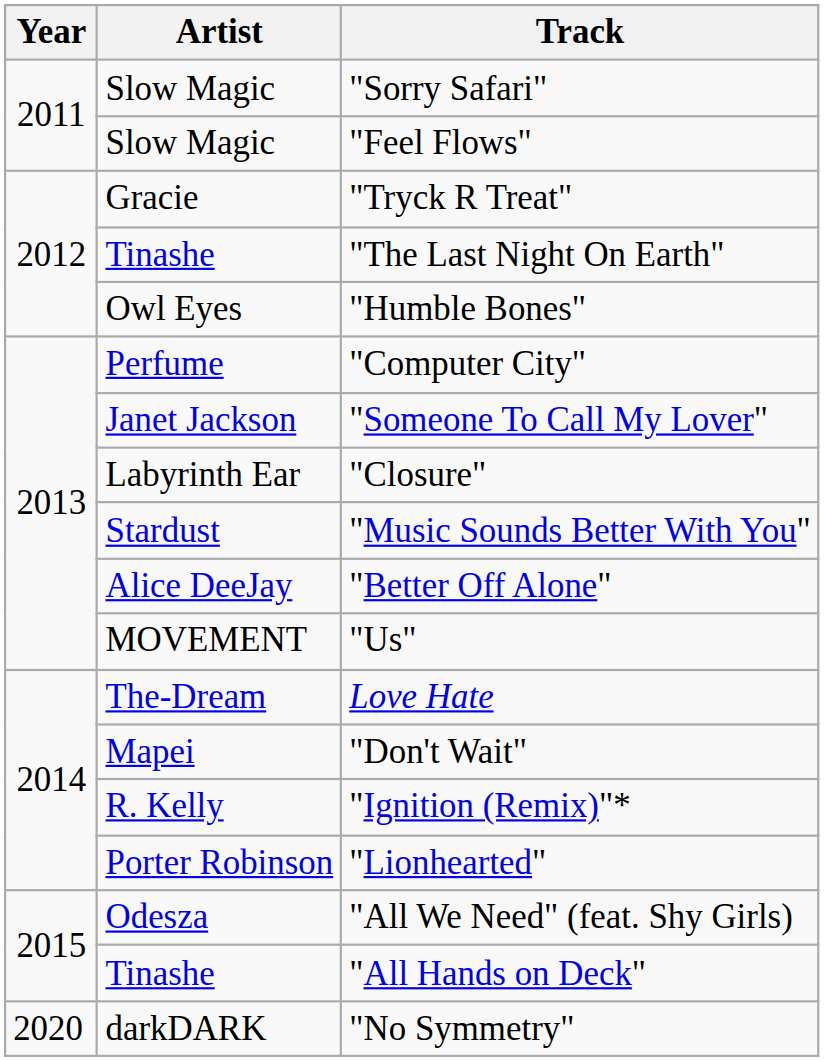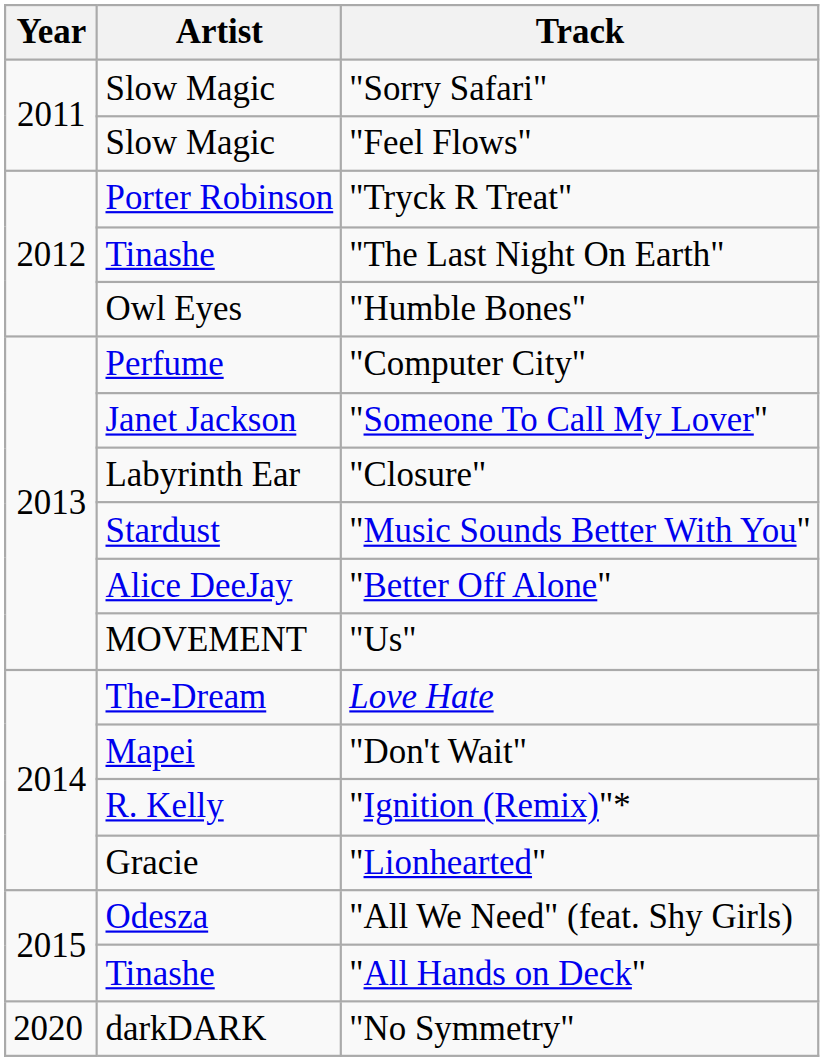(152, 198) Gracie -> (219, 198) Porter Robinson
(219, 861) Porter Robinson -> (152, 861) Gracie
